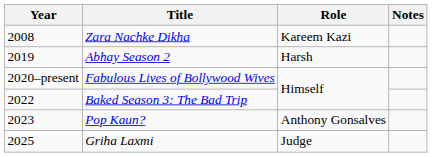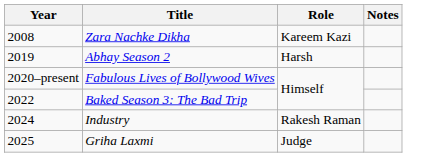- row: (115, 120)
+ row: (107, 120)
